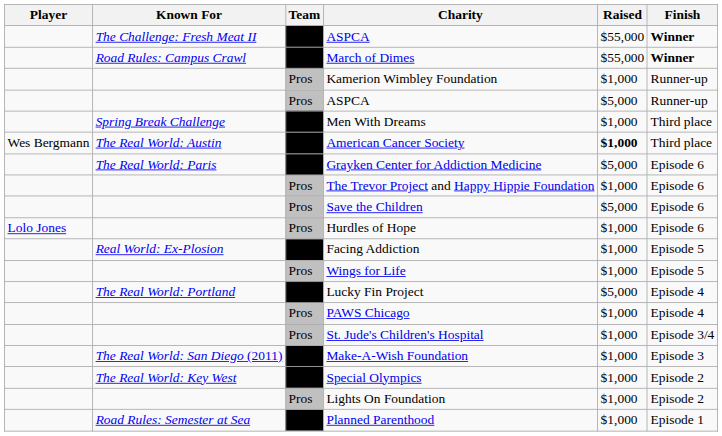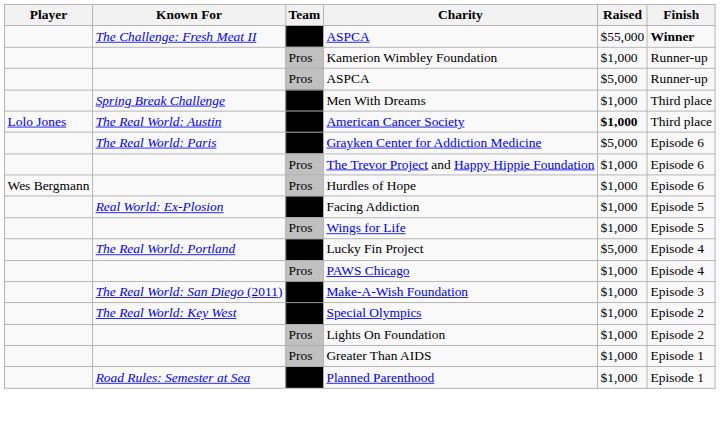- row: (171, 57)
(48, 143) Wes Bergmann -> (37, 121) Lolo Jones
- row: (189, 207)
(37, 228) Lolo Jones -> (48, 185) Wes Bergmann
- row: (189, 335)
+ row: (189, 356)
